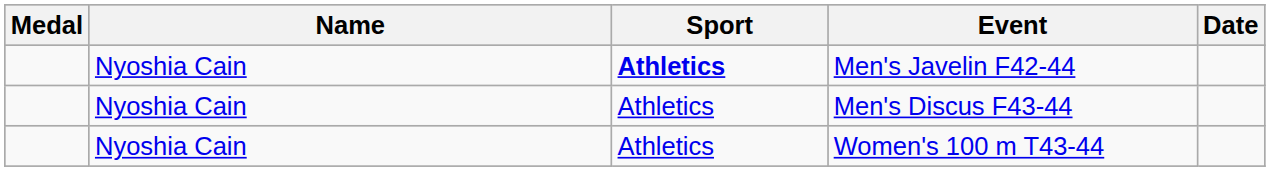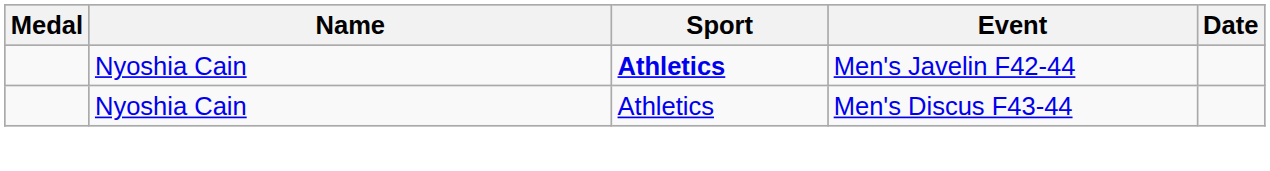- row: (969, 147)
